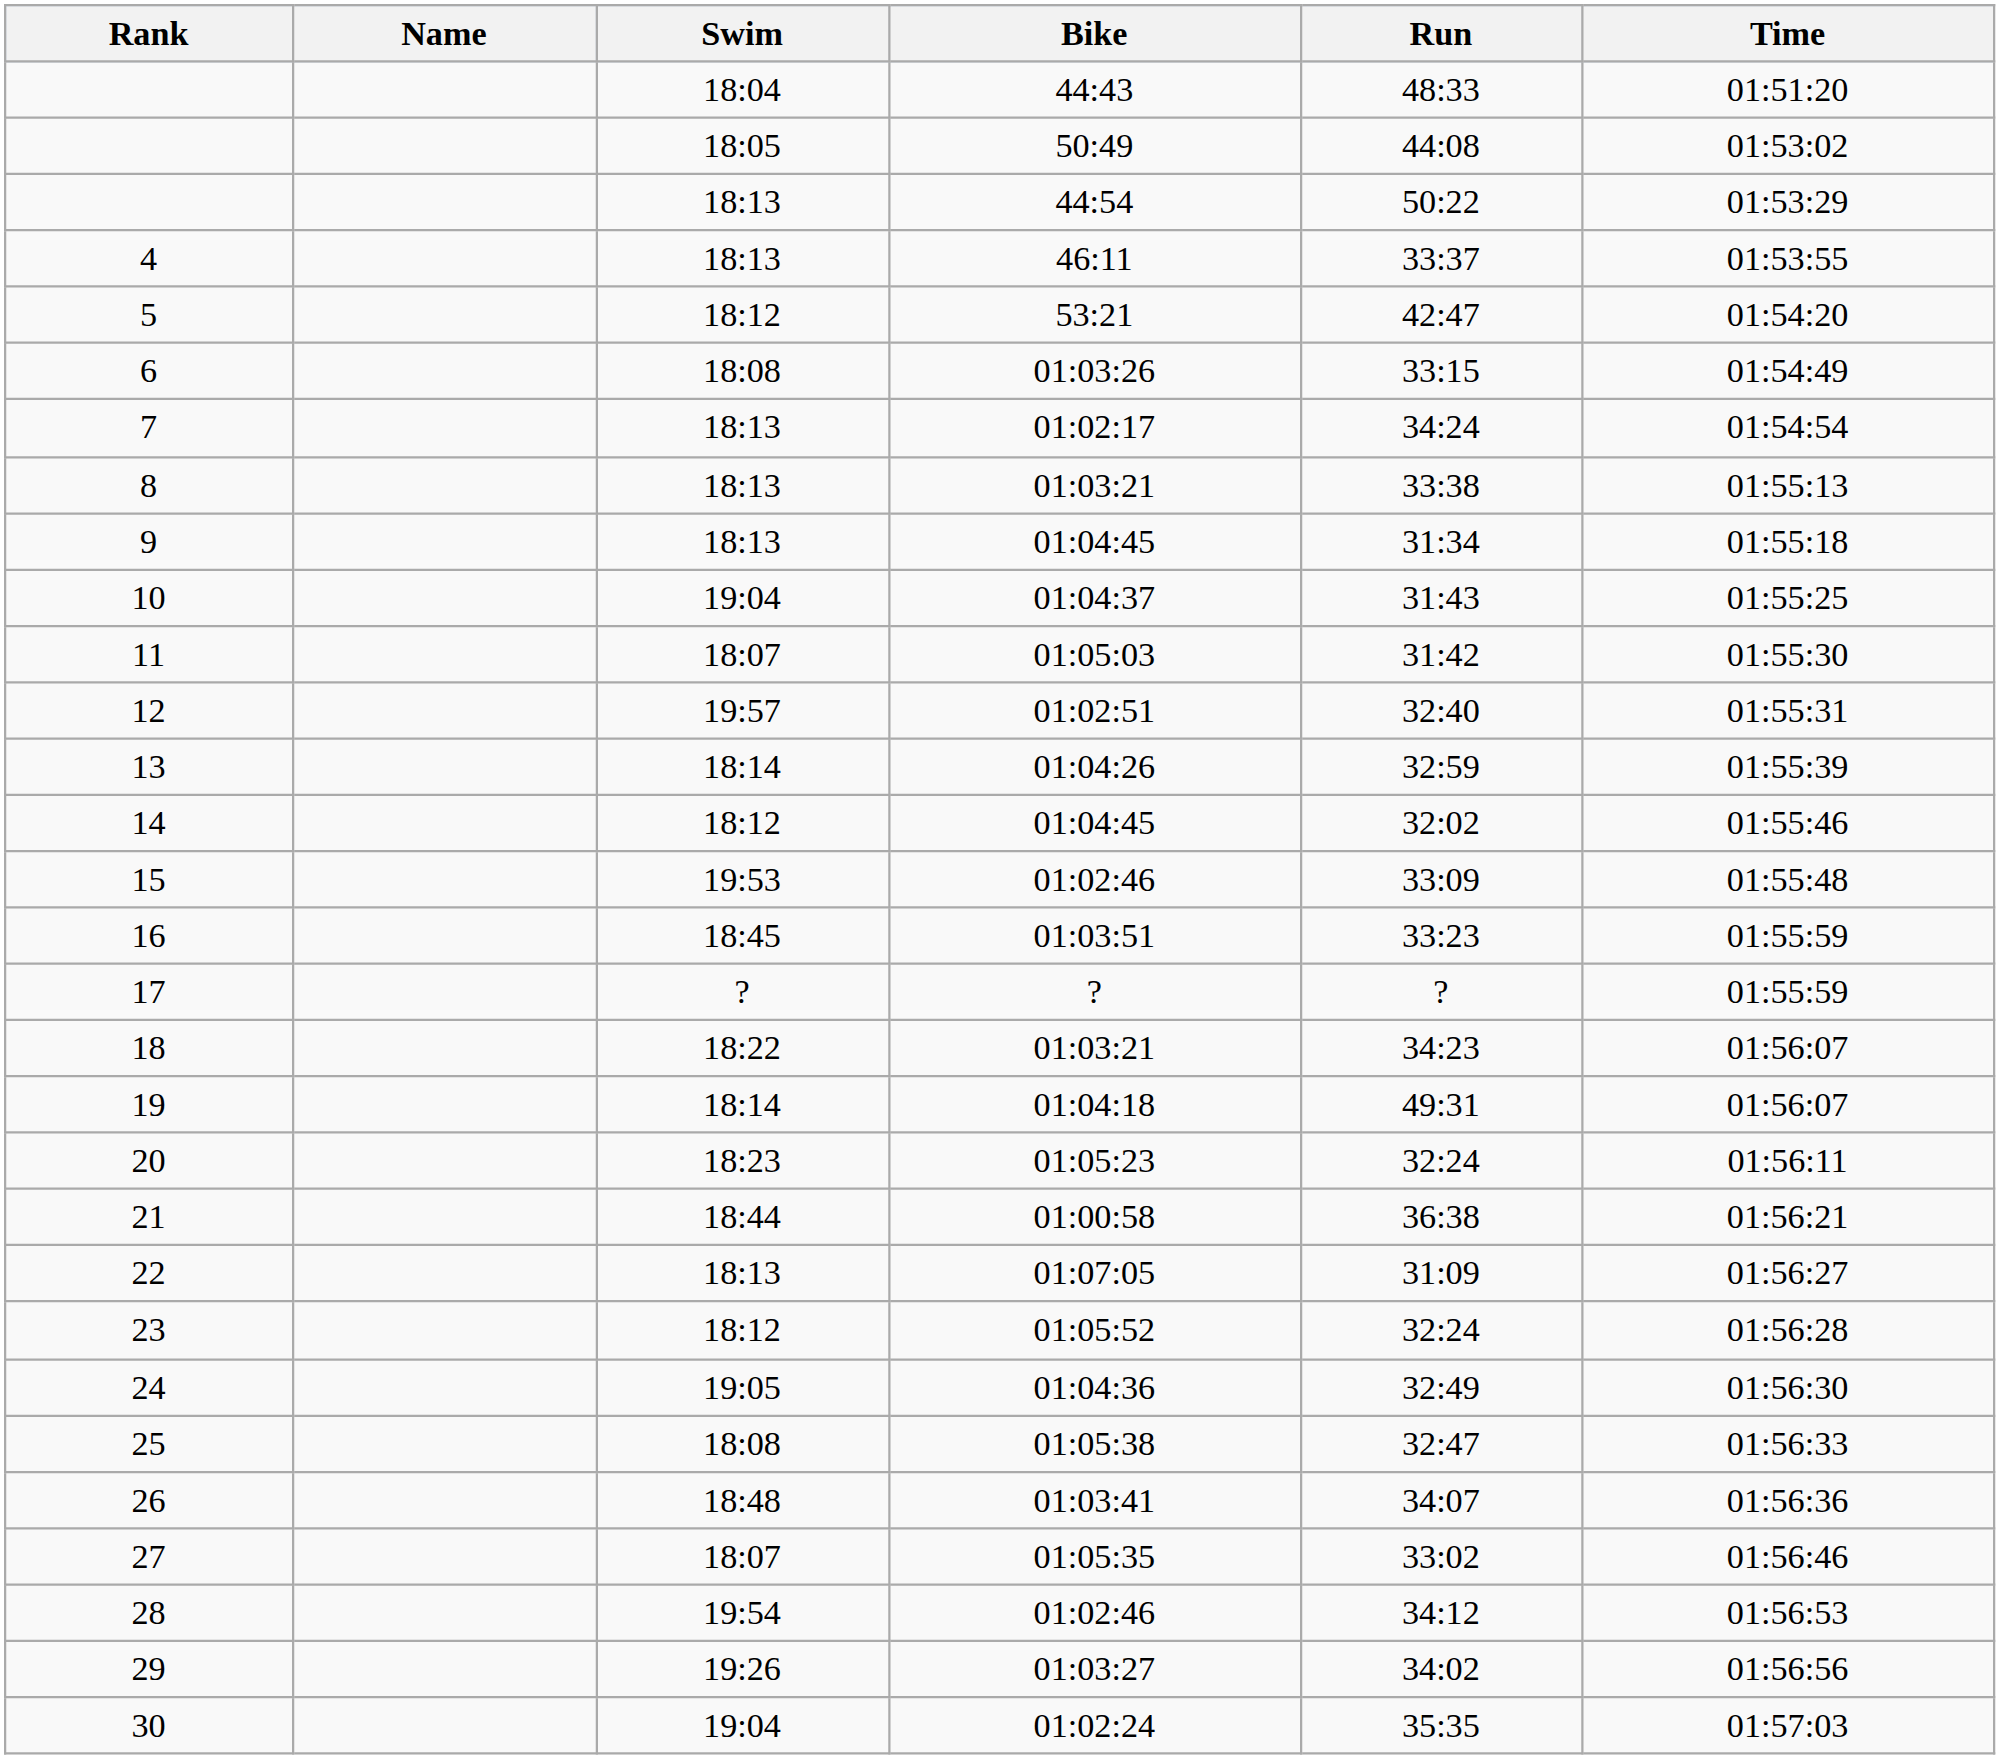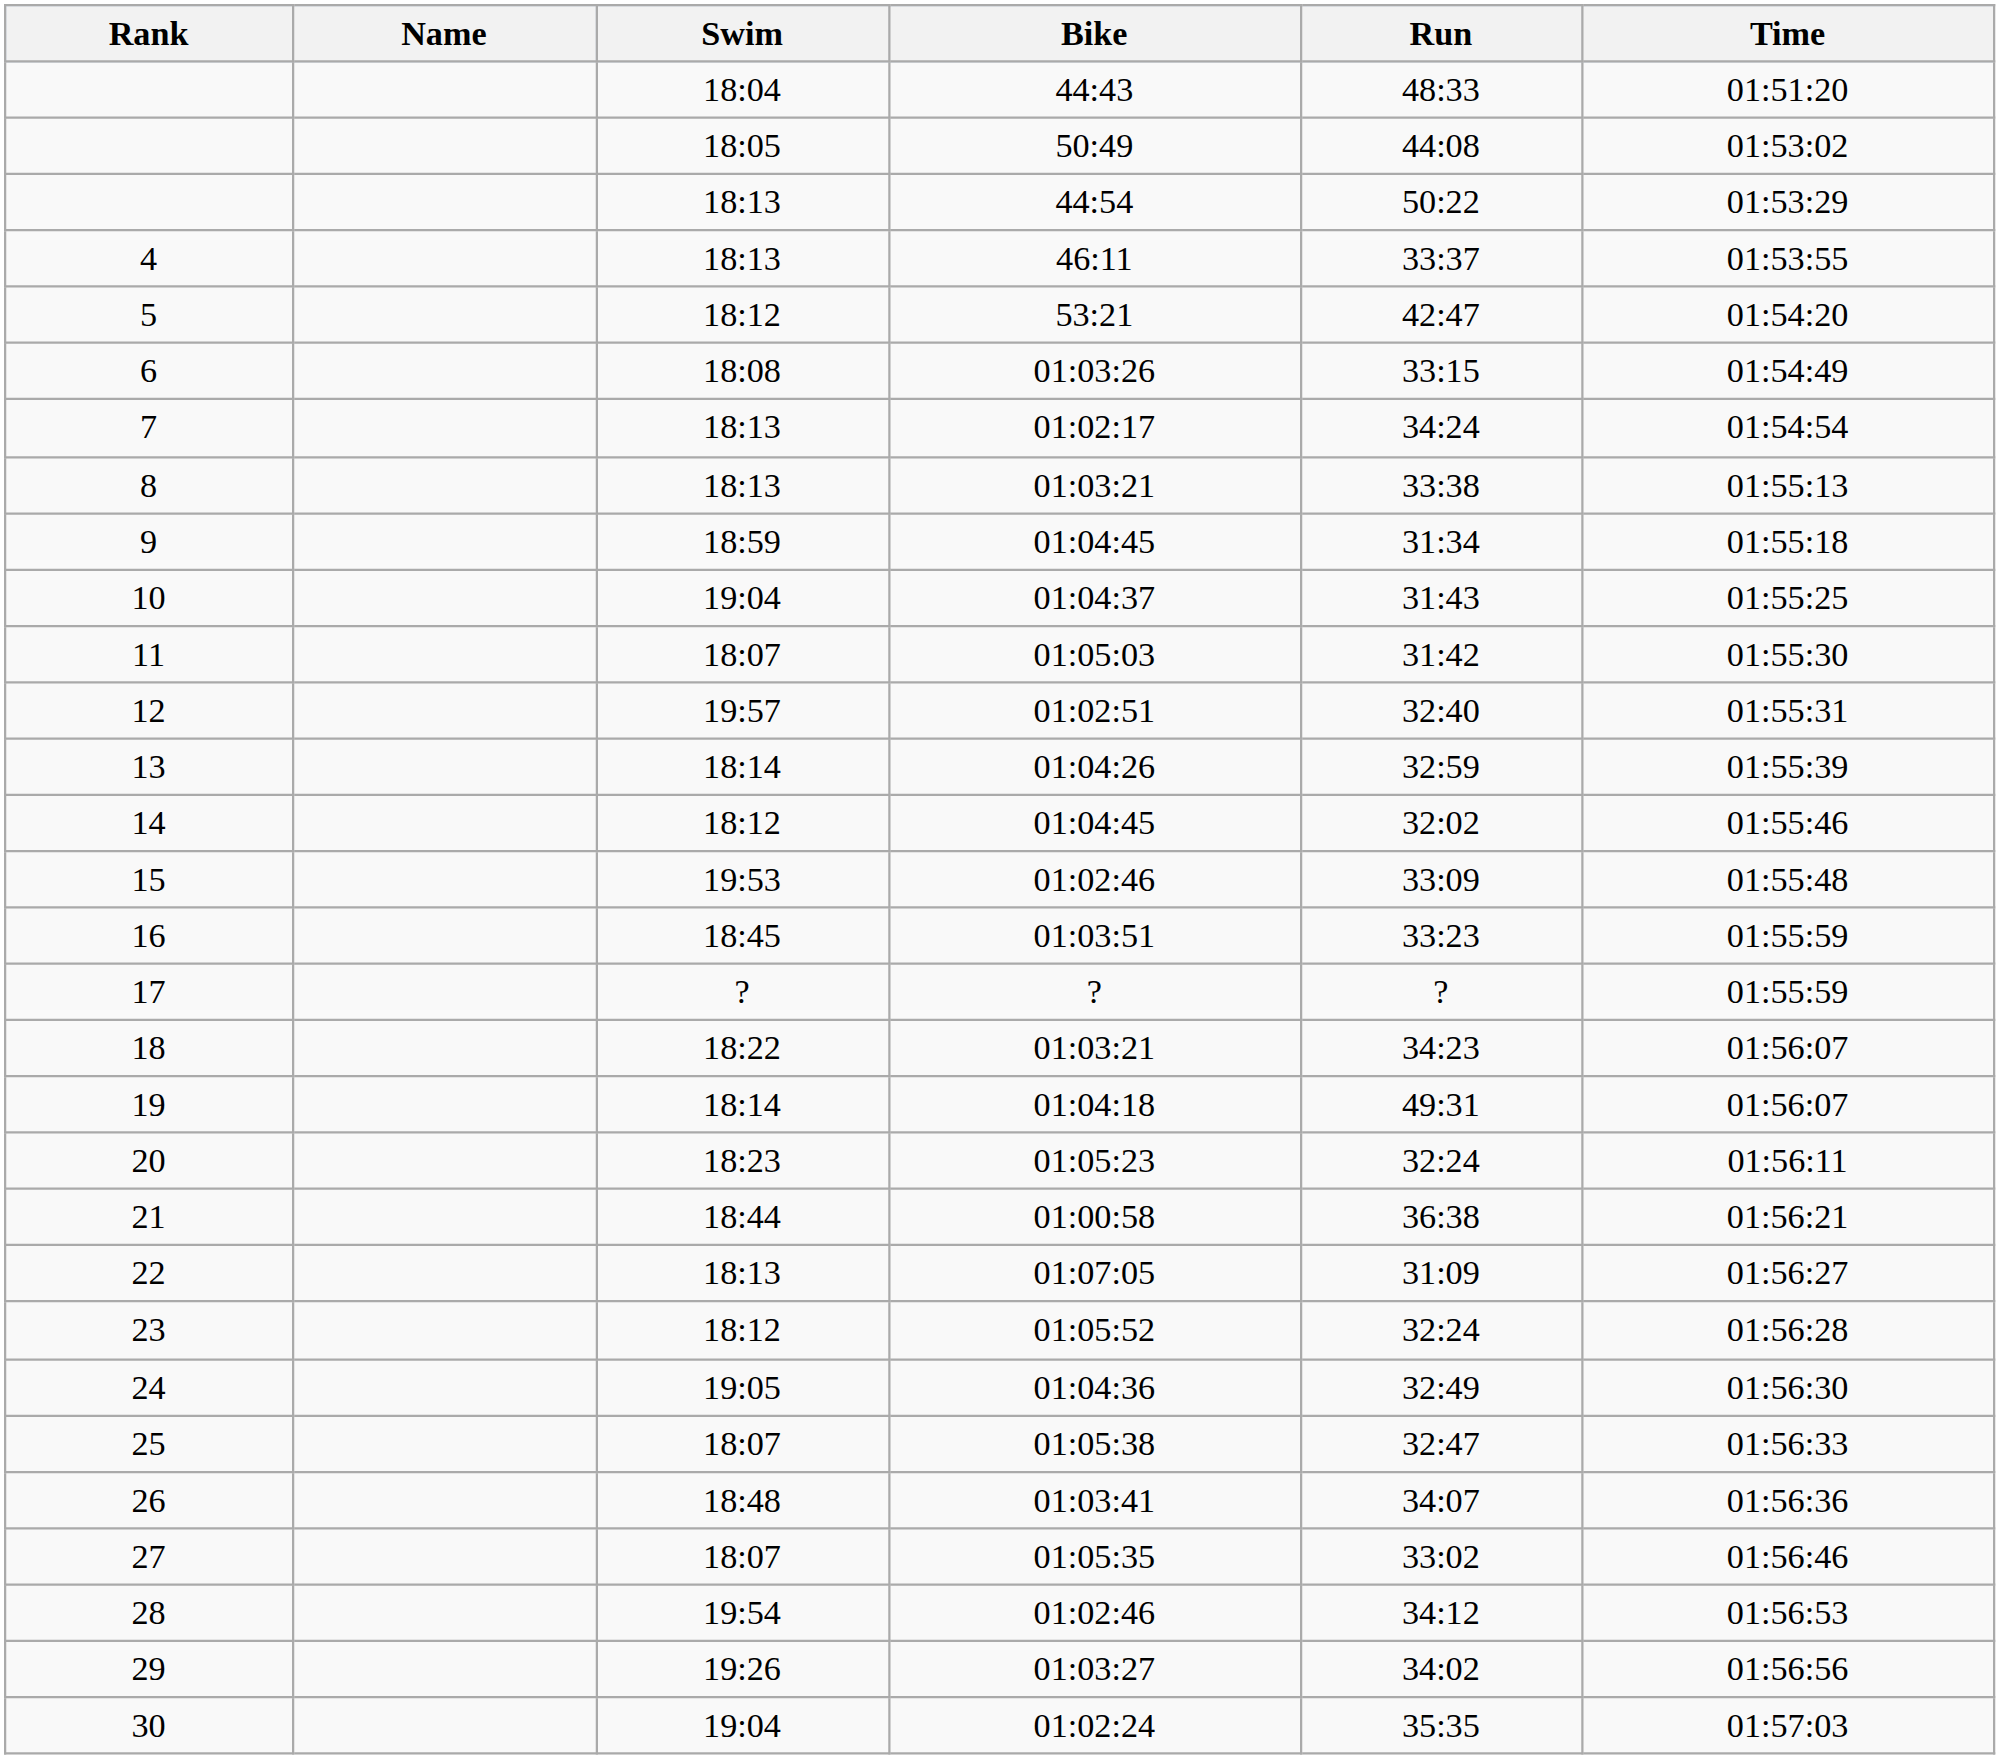(742, 540) 18:13 -> (742, 540) 18:59
(742, 1442) 18:08 -> (742, 1442) 18:07
